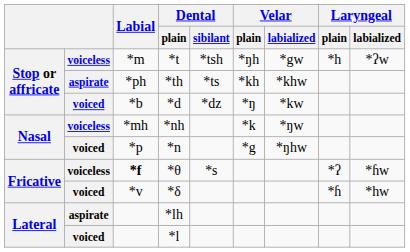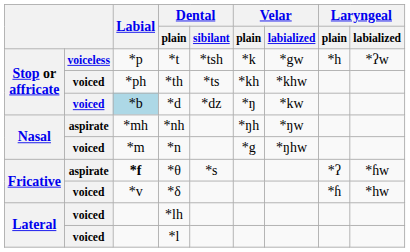(136, 59) *m -> (136, 59) *p
(249, 59) *ŋh -> (249, 59) *k
(89, 82) aspirate -> (89, 82) voiced
(136, 103) no background -> (136, 103) lightblue background
(89, 126) voiceless -> (89, 126) aspirate
(249, 125) *k -> (249, 125) *ŋh
(136, 147) *p -> (136, 147) *m
(89, 170) voiceless -> (89, 170) aspirate
(89, 215) aspirate -> (89, 215) voiced
